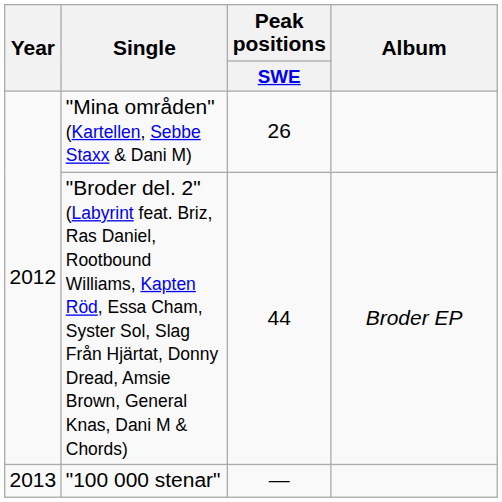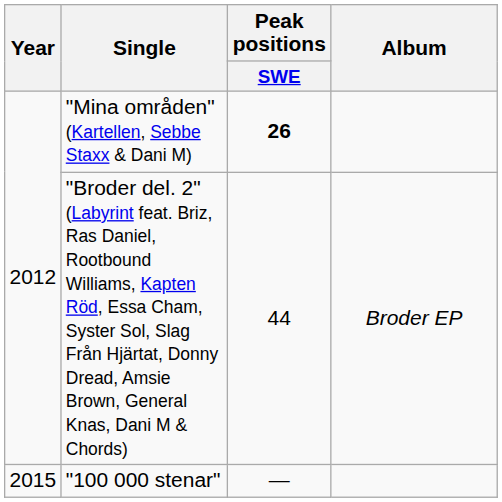(279, 131) normal -> (279, 131) bold
(33, 480) 2013 -> (33, 480) 2015
